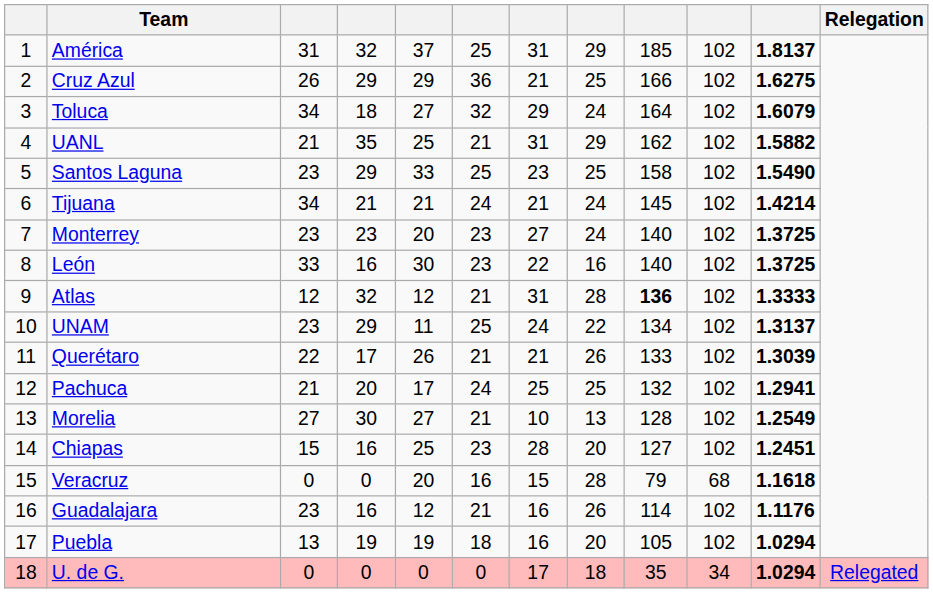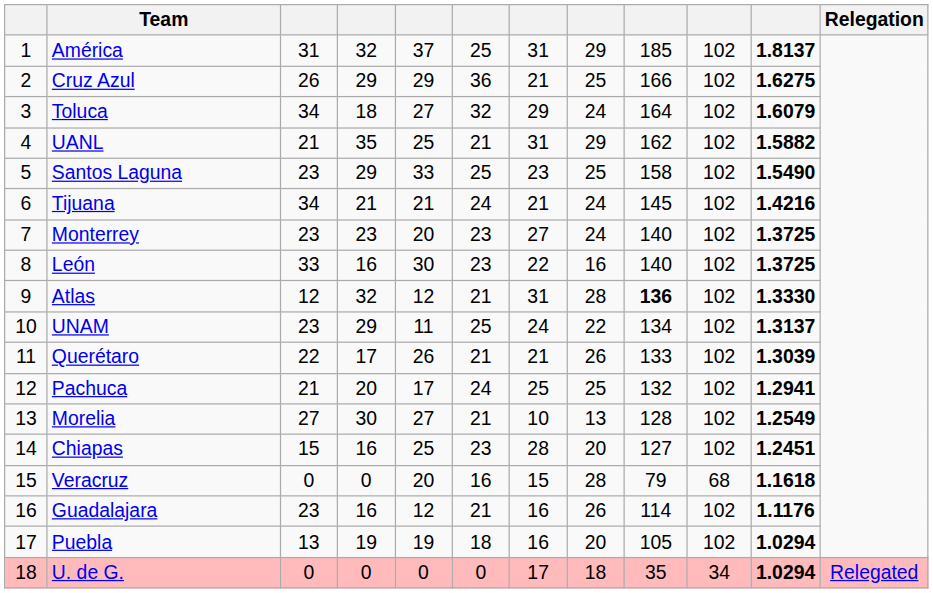(786, 204) 1.4214 -> (786, 204) 1.4216
(786, 296) 1.3333 -> (786, 296) 1.3330
